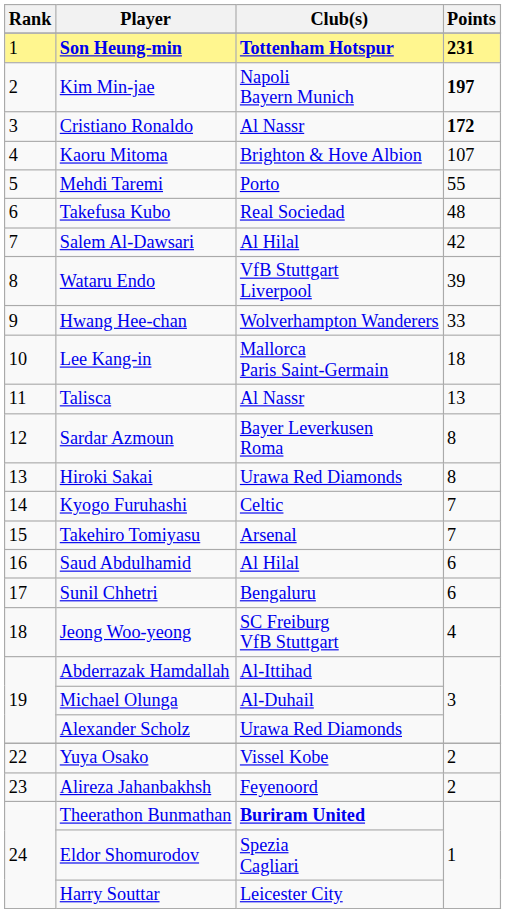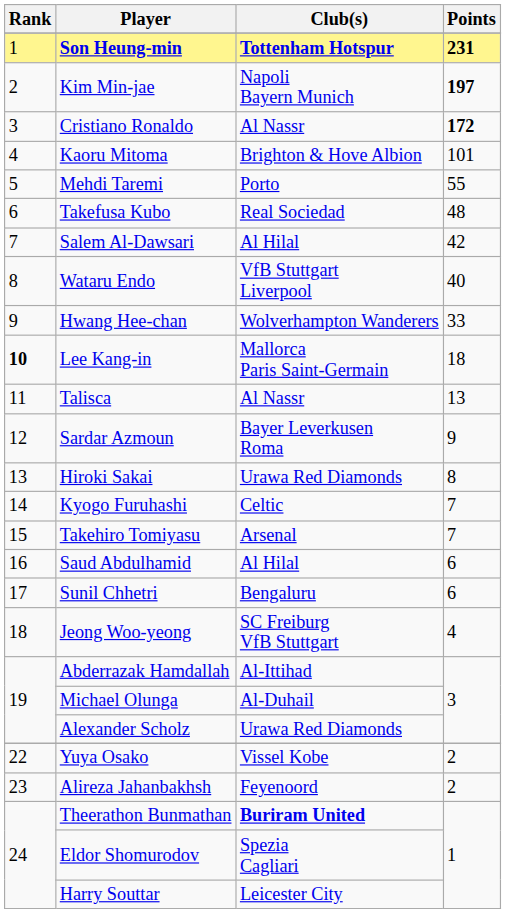(461, 155) 107 -> (461, 155) 101
(456, 281) 39 -> (456, 281) 40
(18, 359) normal -> (18, 359) bold
(452, 437) 8 -> (452, 437) 9
